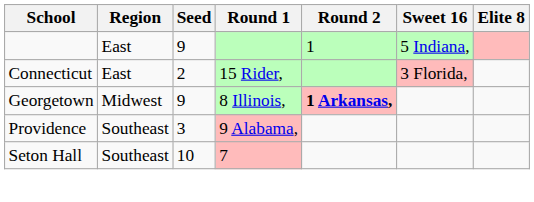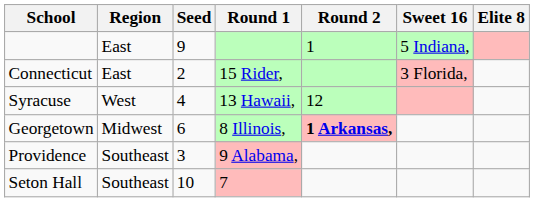+ row: (40, 100)
(181, 100) 9 -> (181, 127) 6
